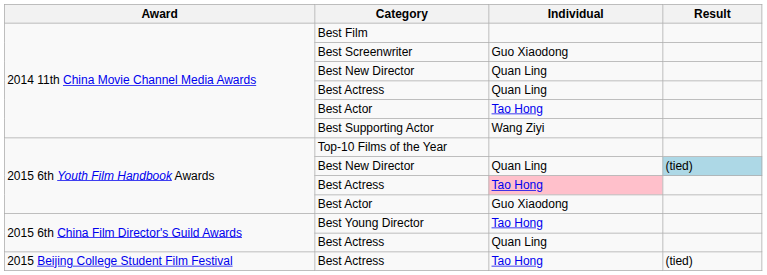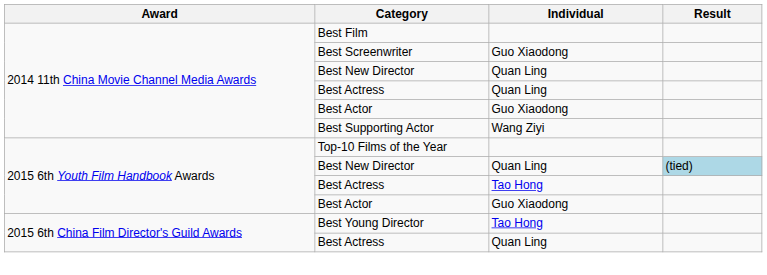(517, 109) Tao Hong -> (530, 109) Guo Xiaodong
(517, 185) pink background -> (517, 185) no background
- row: (120, 261)
